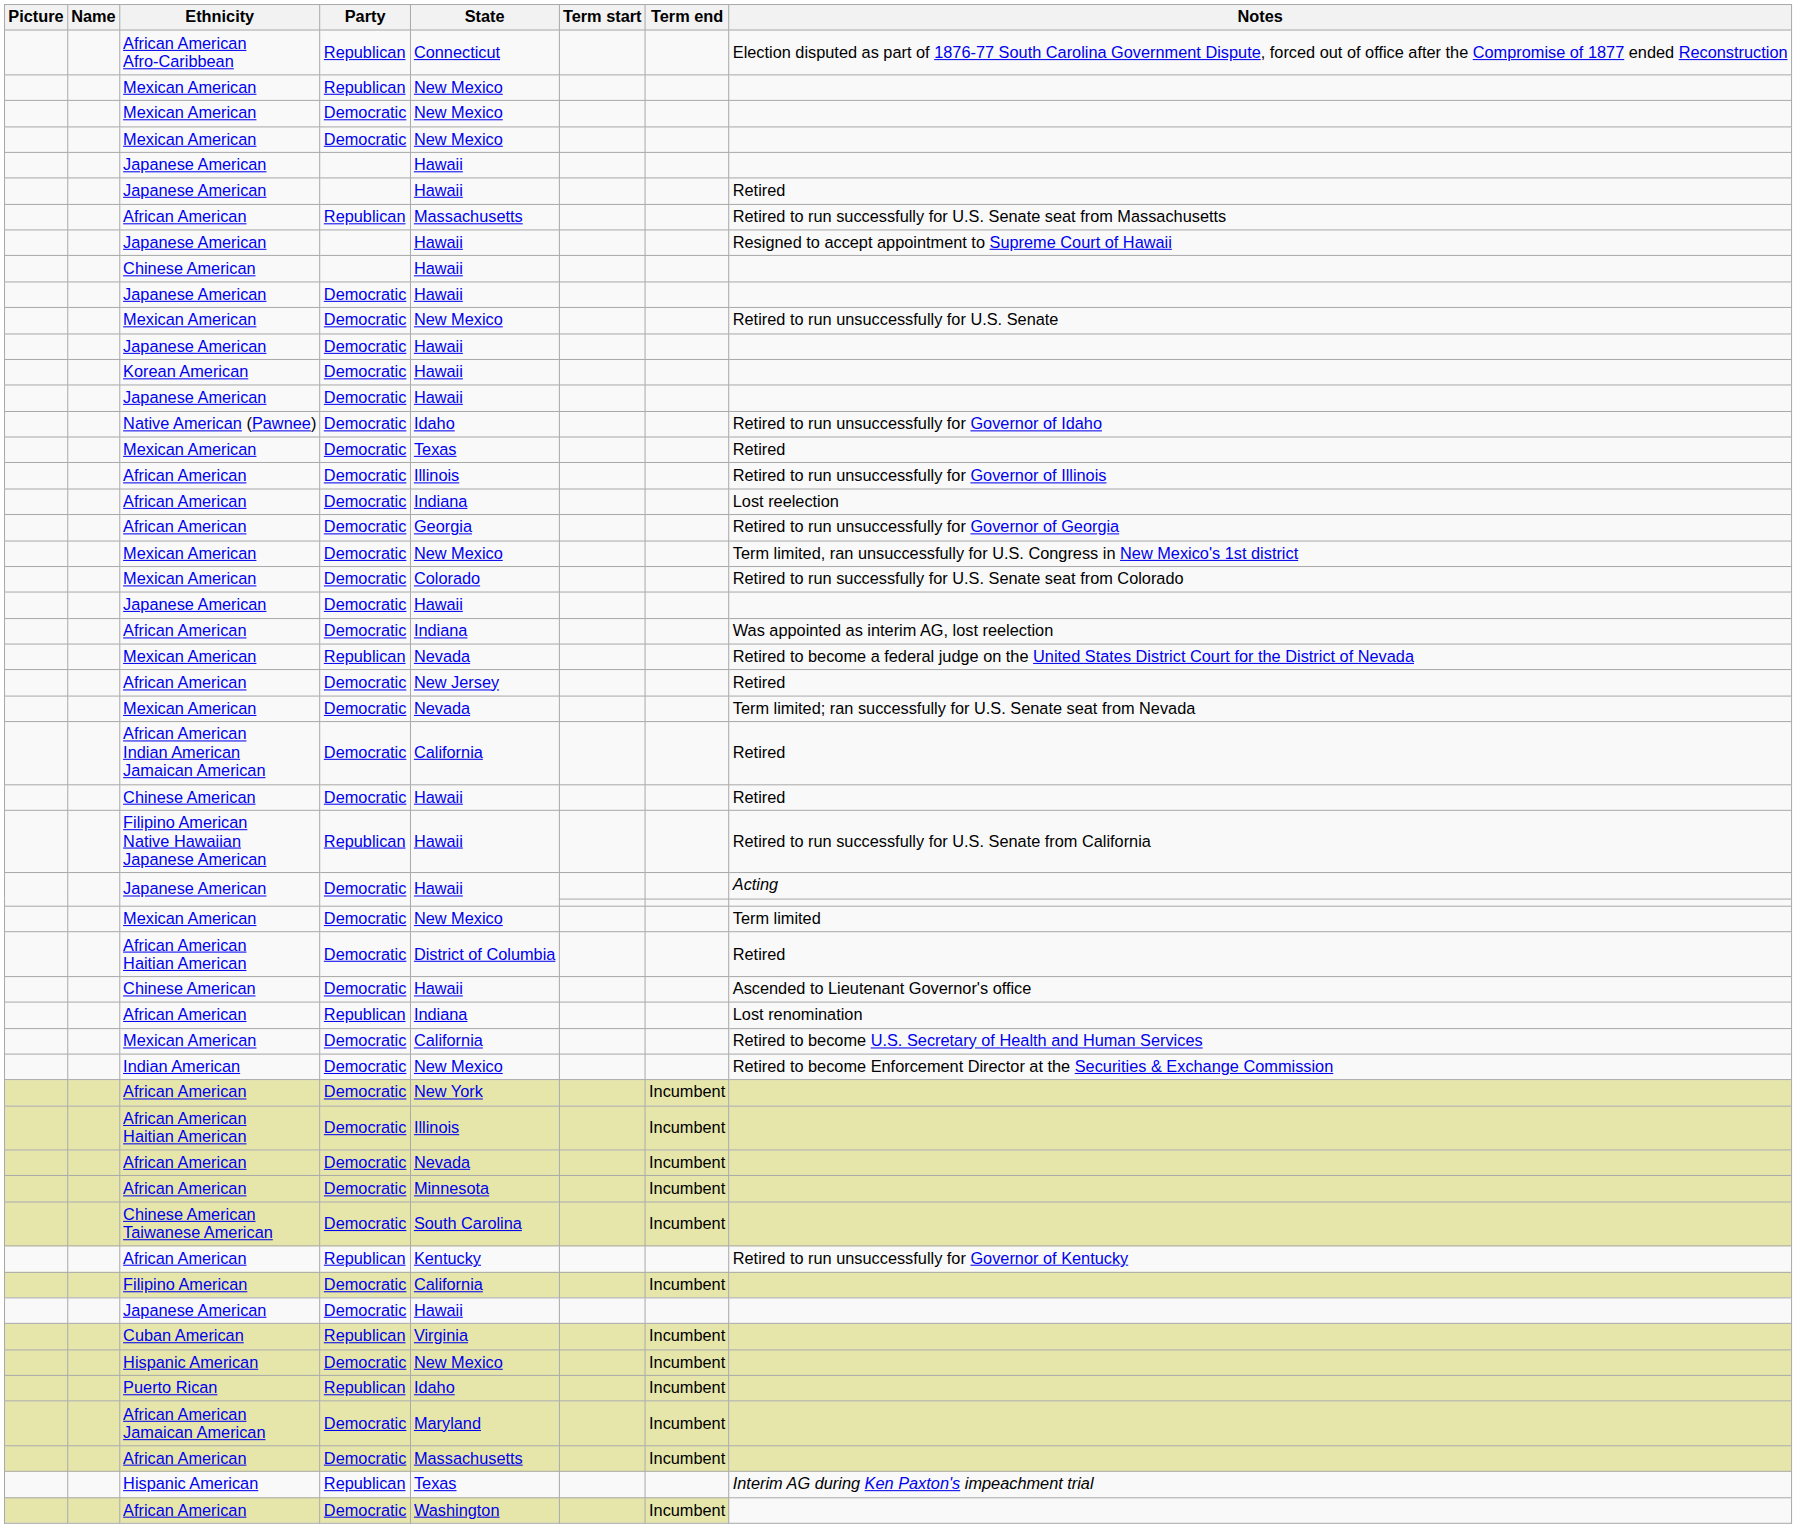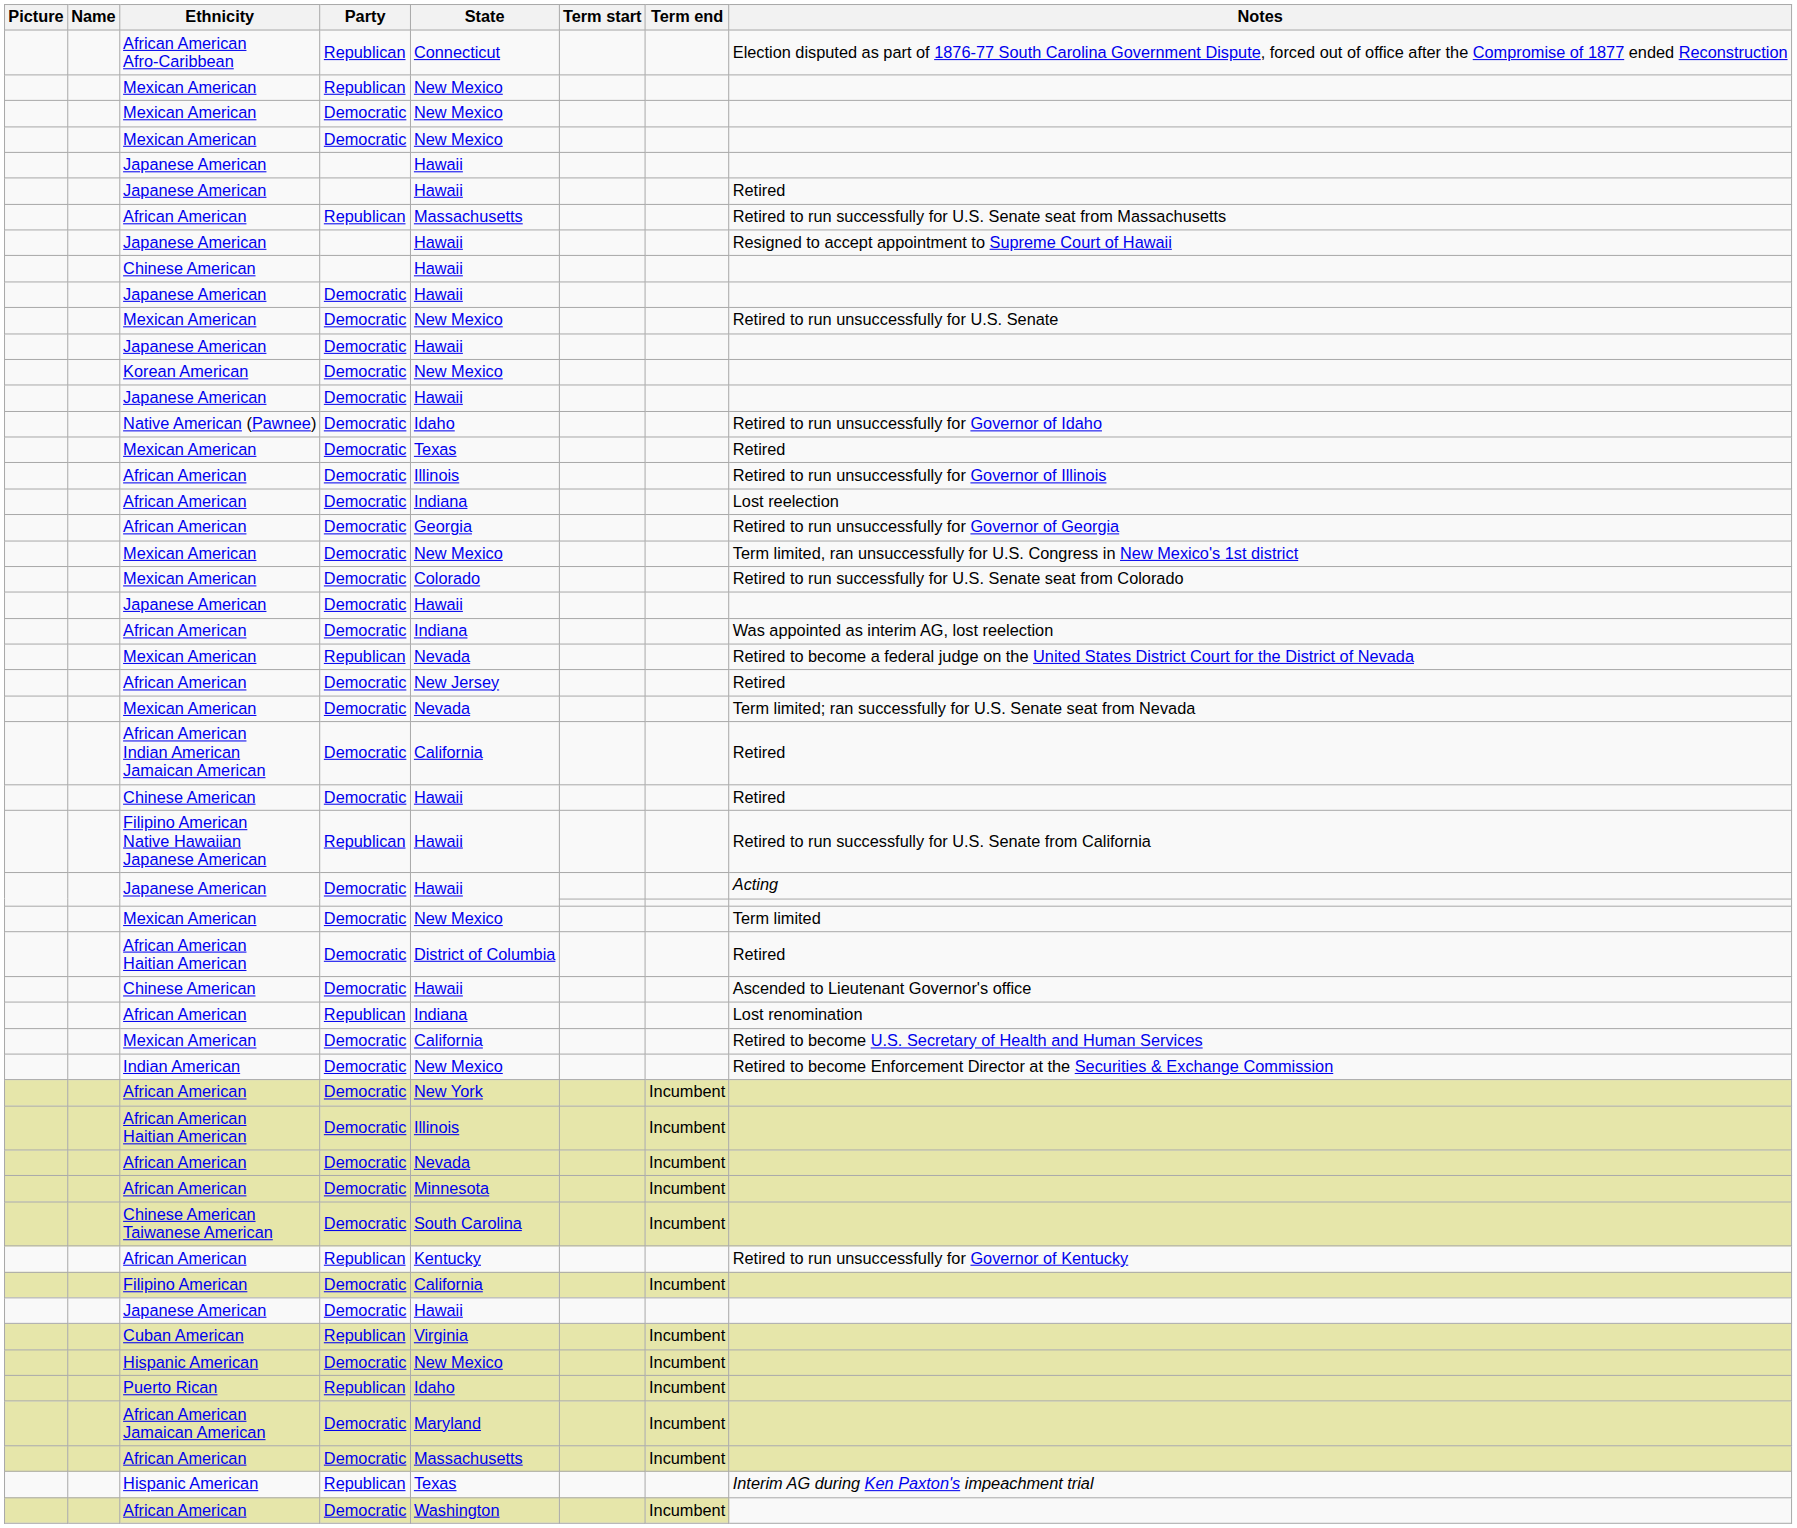(438, 372) Hawaii -> (458, 372) New Mexico
